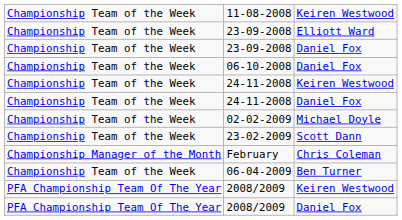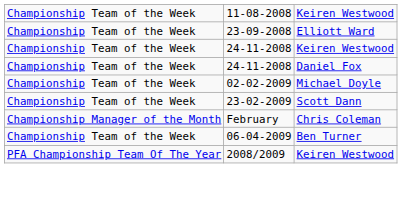- row: (259, 48)
- row: (259, 66)
- row: (256, 207)
